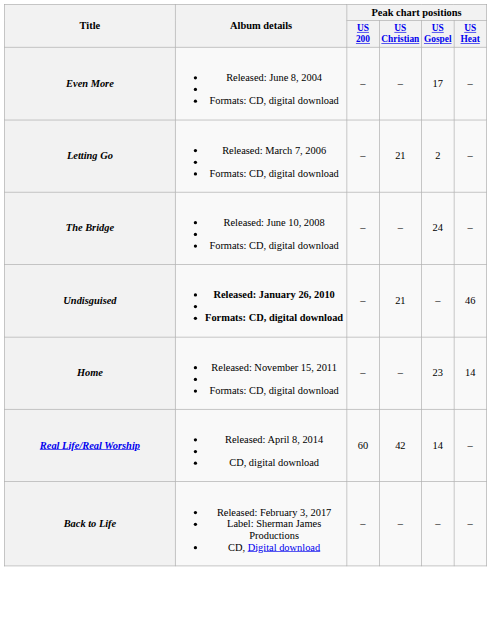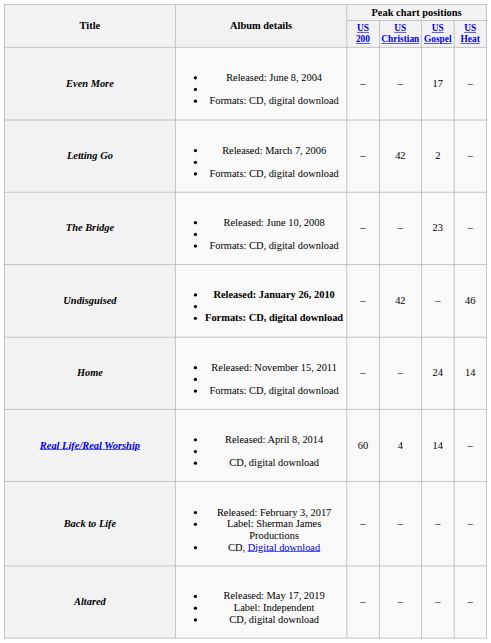(400, 156) 21 -> (400, 156) 42
(438, 228) 24 -> (438, 228) 23
(400, 300) 21 -> (400, 300) 42
(438, 373) 23 -> (438, 373) 24
(400, 445) 42 -> (400, 445) 4
+ row: (90, 602)
